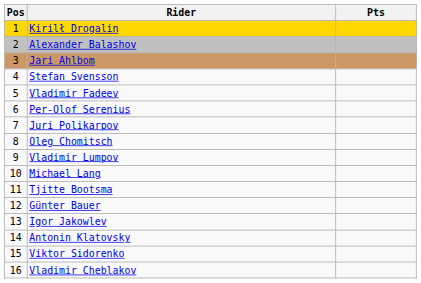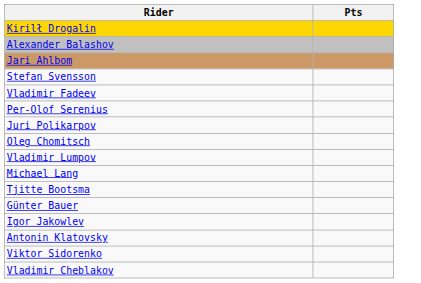- column: (16, 12)
